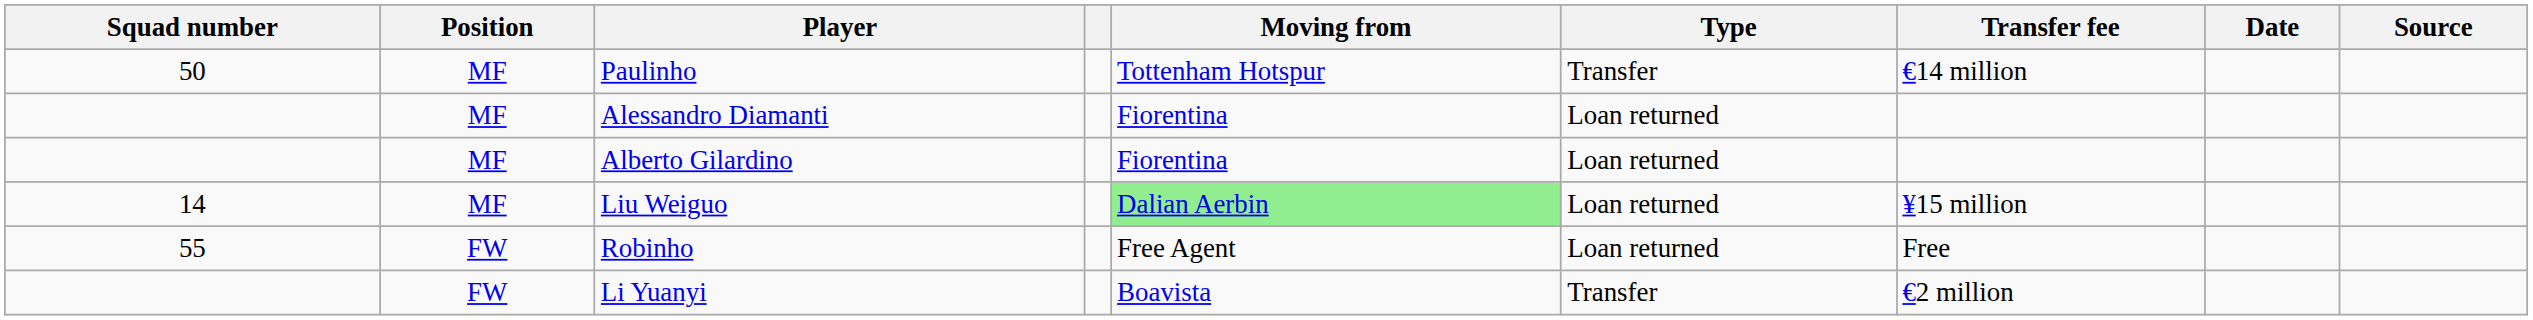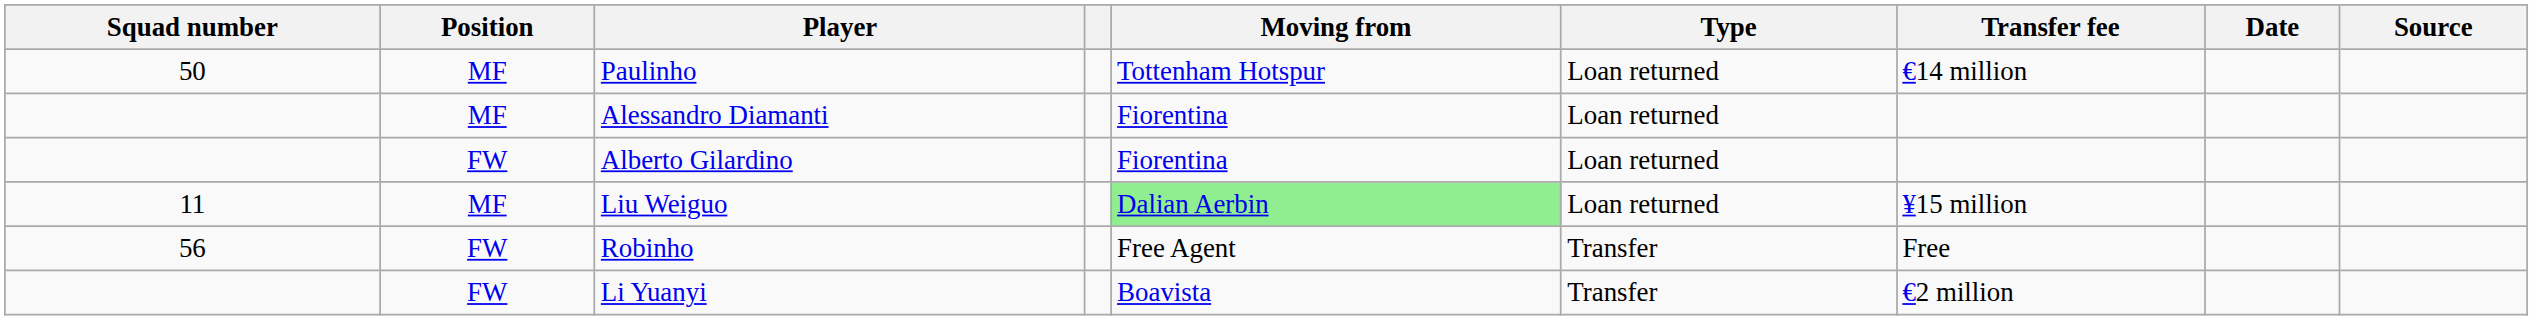(1612, 71) Transfer -> (1643, 71) Loan returned
(487, 159) MF -> (487, 159) FW
(192, 204) 14 -> (192, 204) 11
(192, 248) 55 -> (192, 248) 56
(1643, 248) Loan returned -> (1612, 248) Transfer
